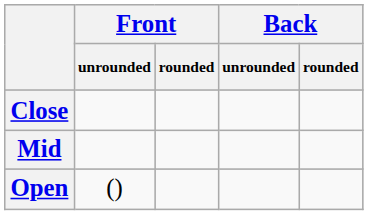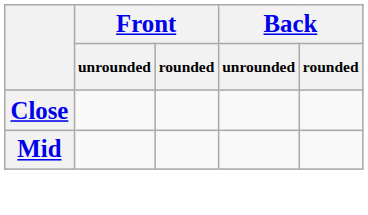- row: (39, 188)
